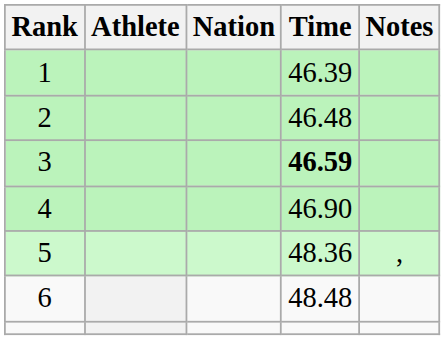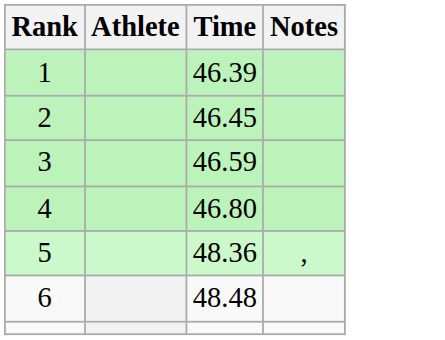- column: (234, 27)
(320, 117) 46.48 -> (225, 117) 46.45
(320, 162) bold -> (225, 162) normal
(320, 207) 46.90 -> (225, 207) 46.80
